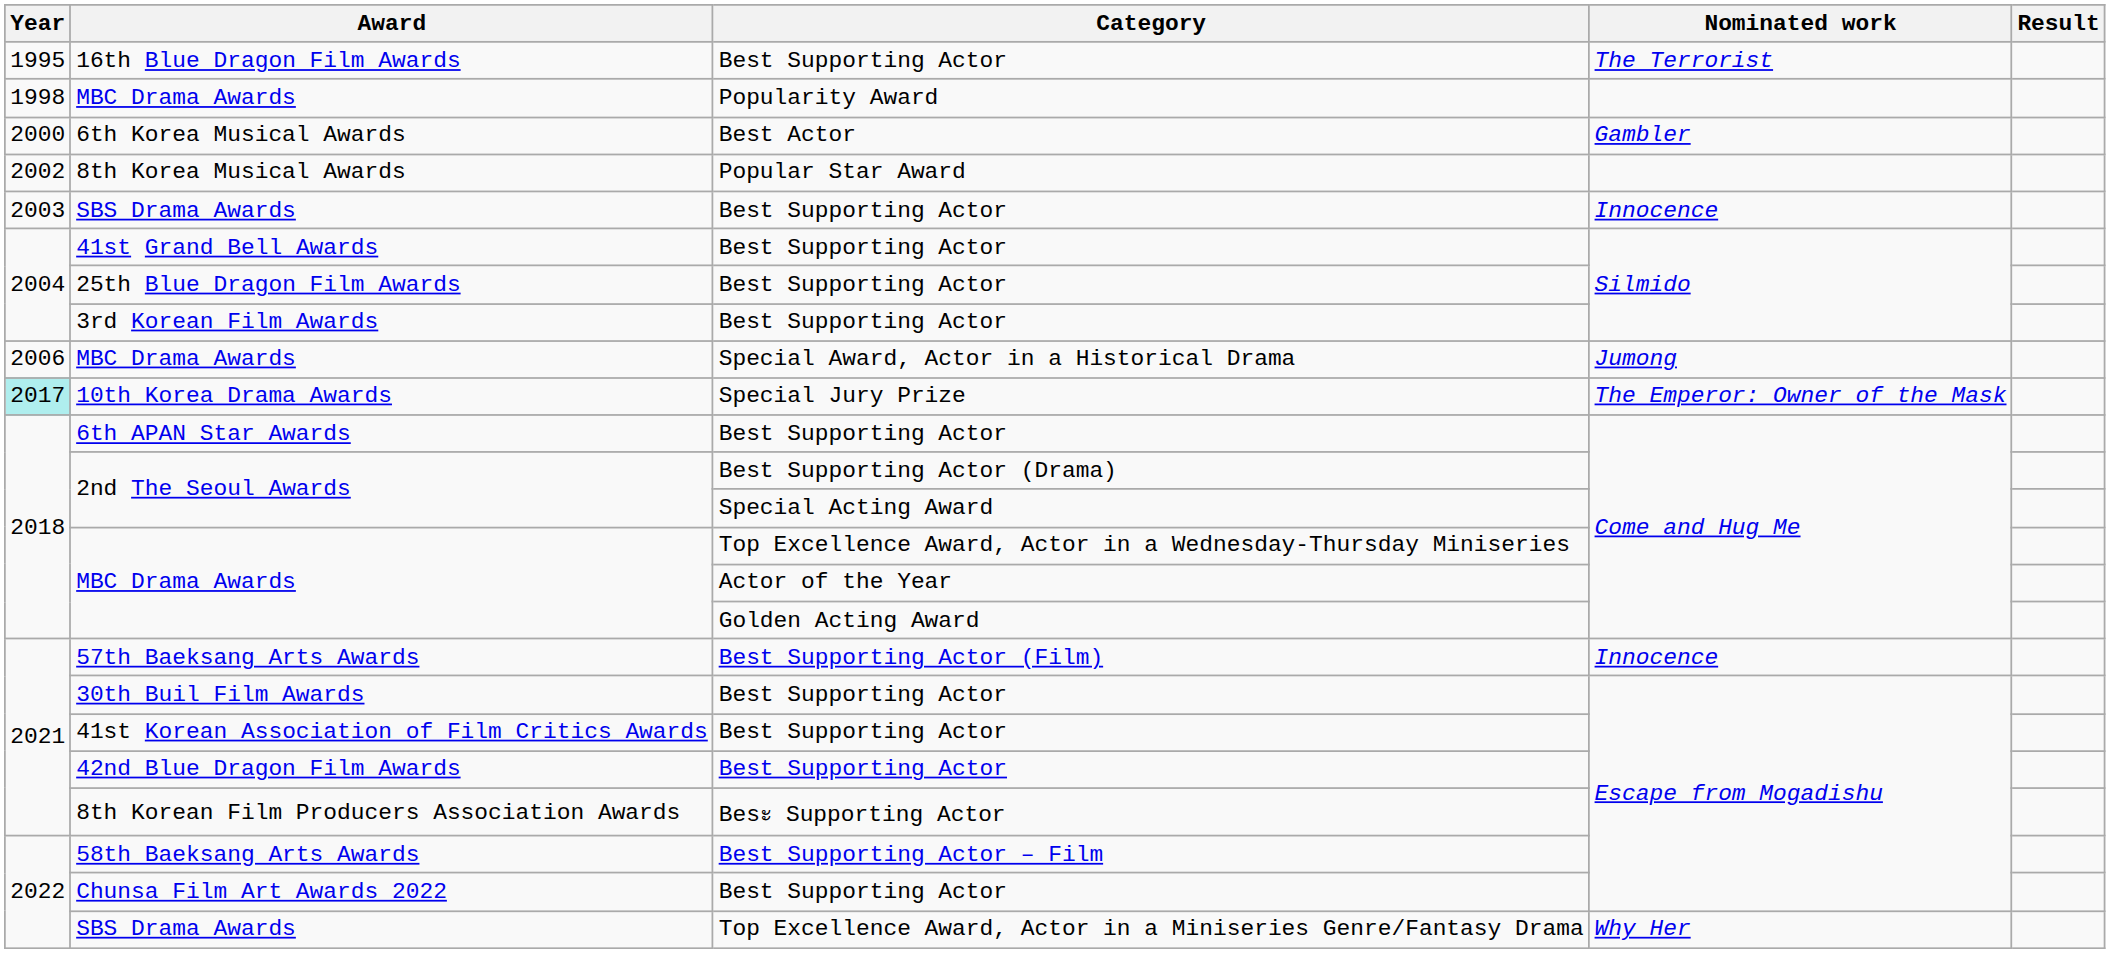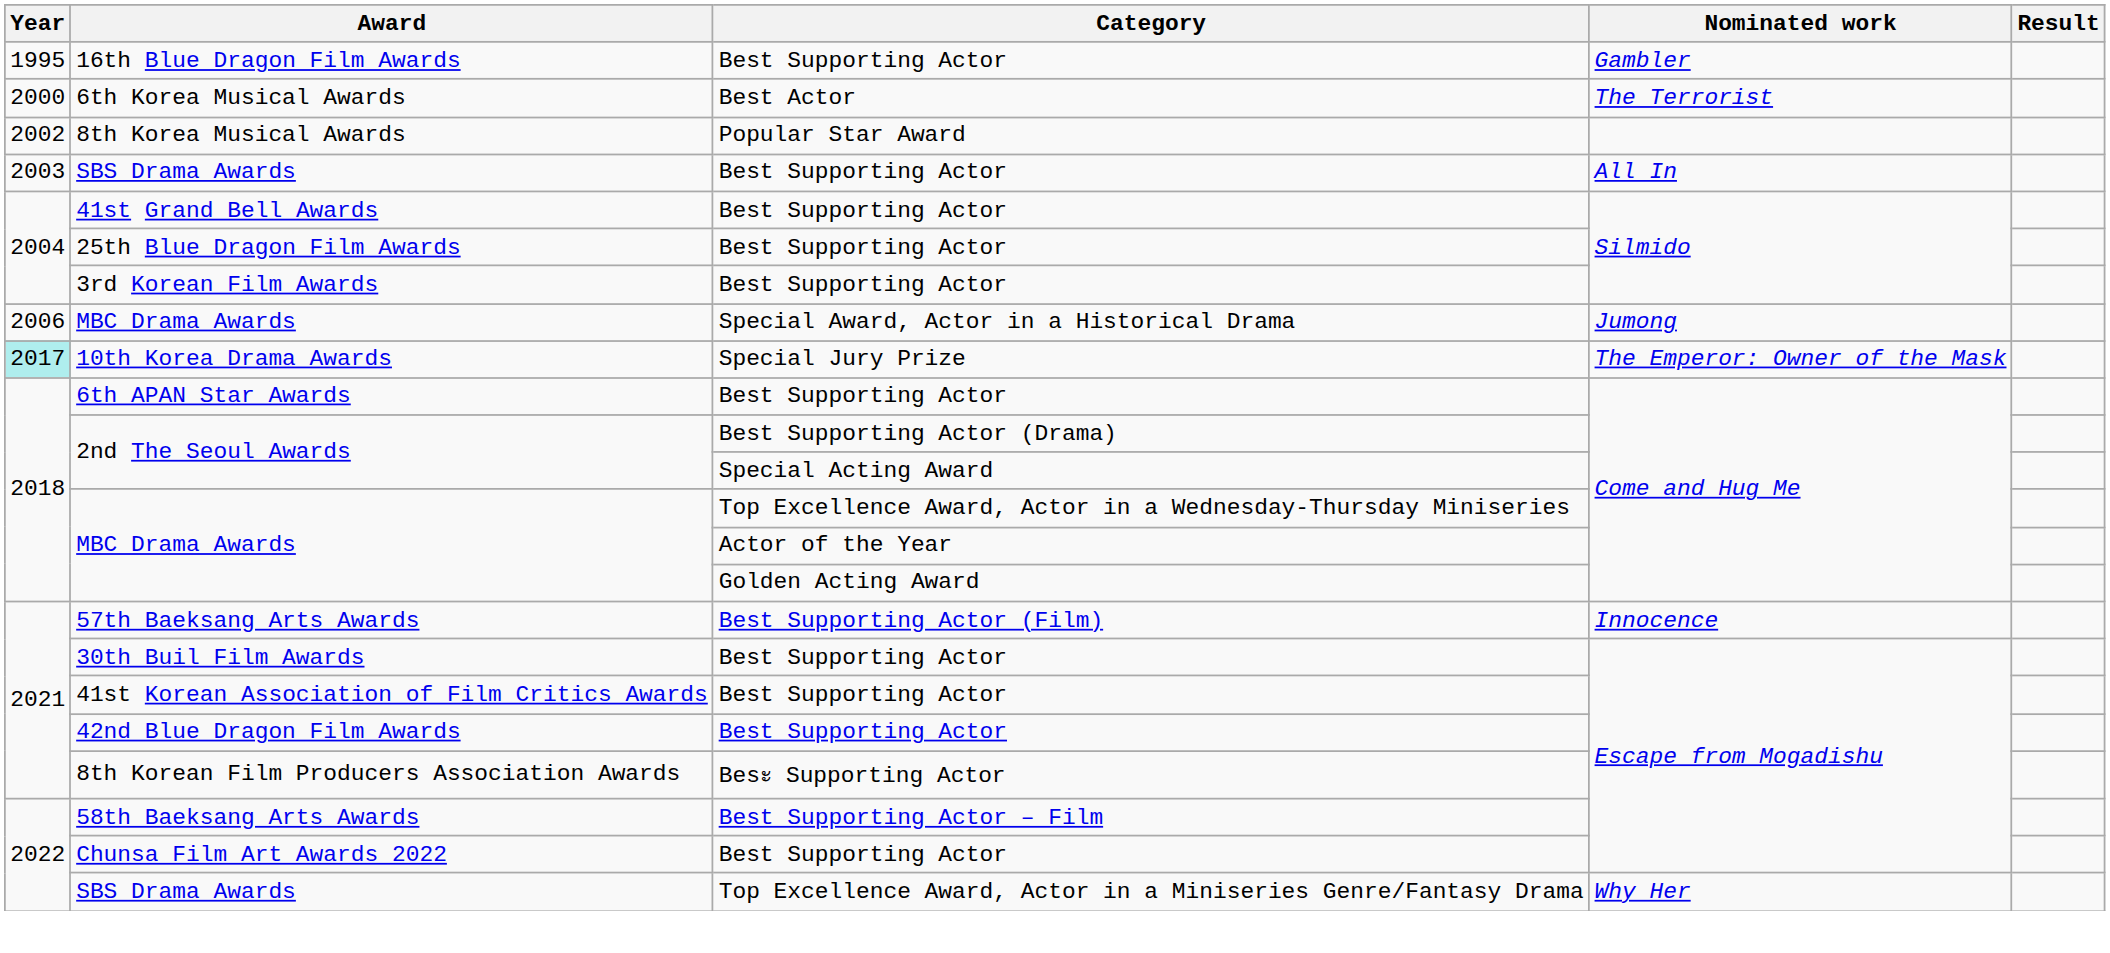(1684, 61) The Terrorist -> (1643, 61) Gambler
- row: (186, 98)
(1643, 135) Gambler -> (1684, 98) The Terrorist
(1656, 210) Innocence -> (1636, 173) All In
